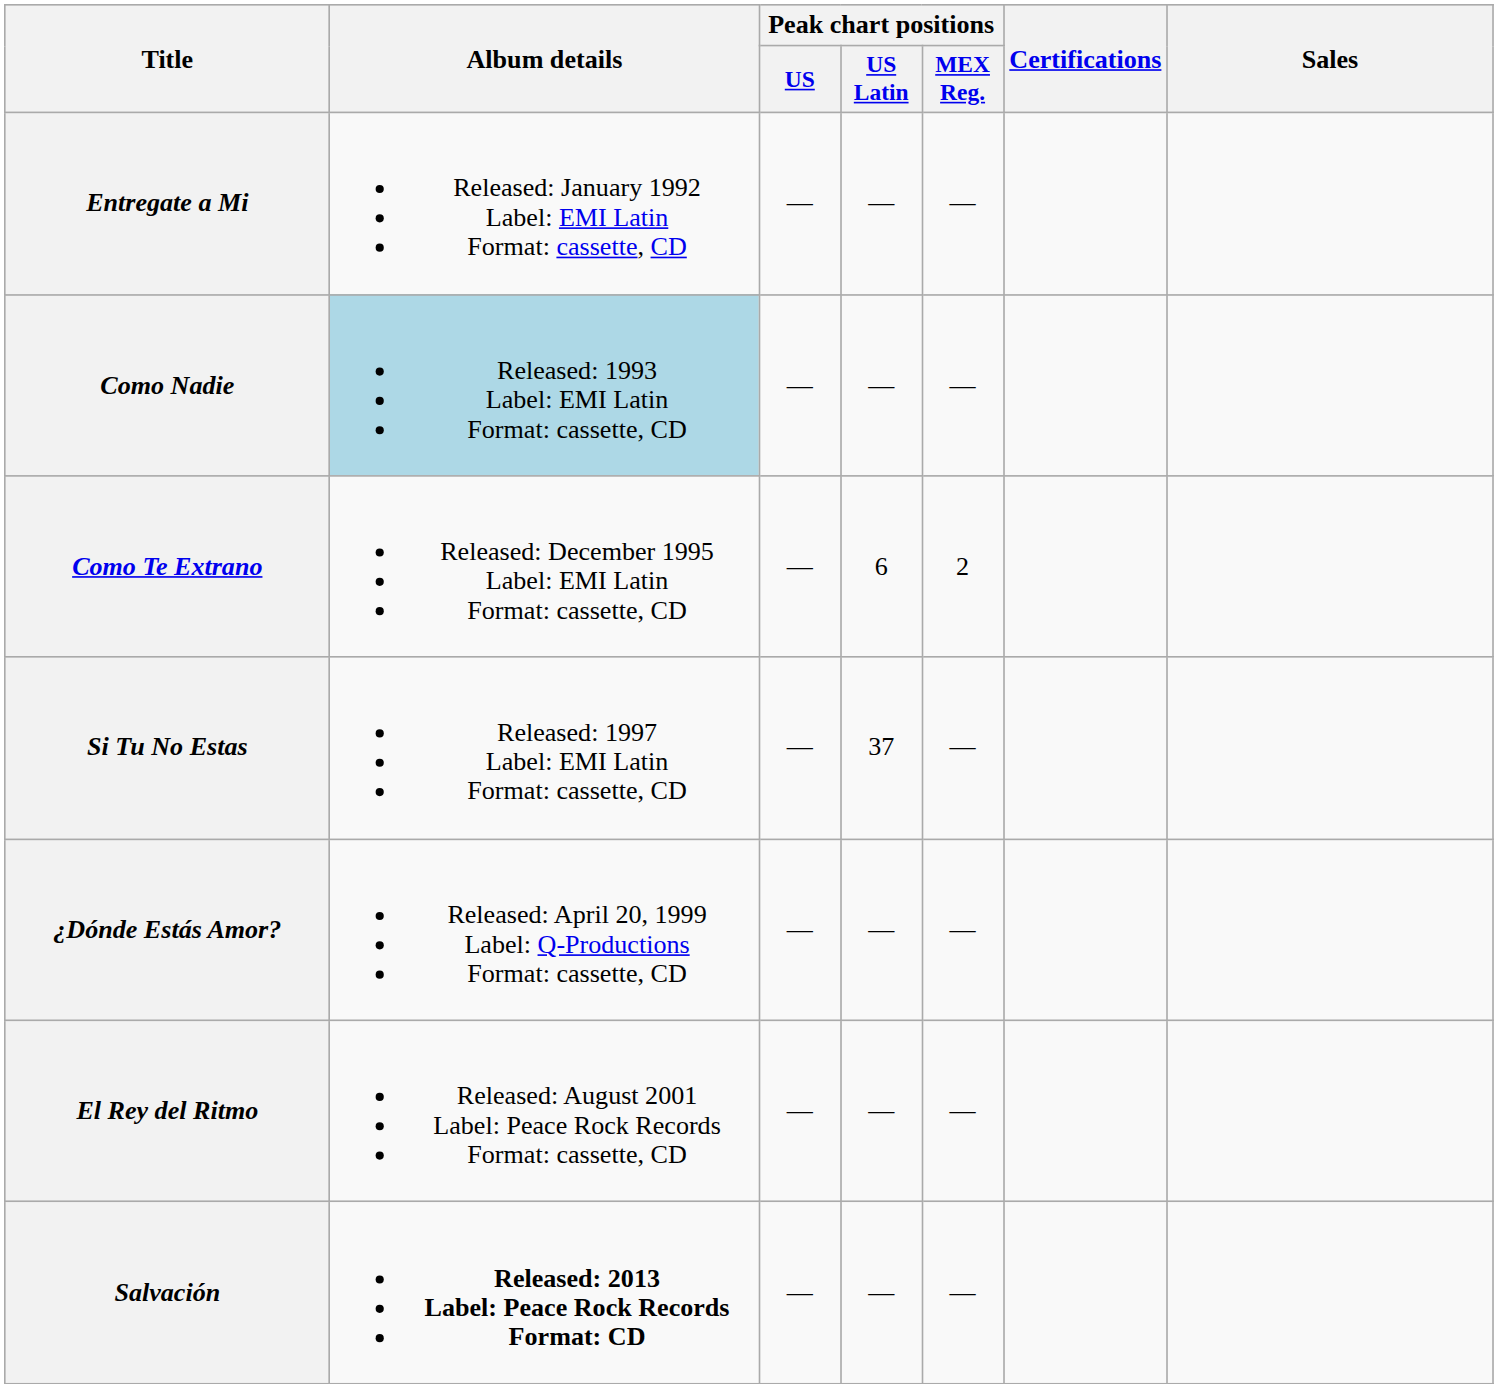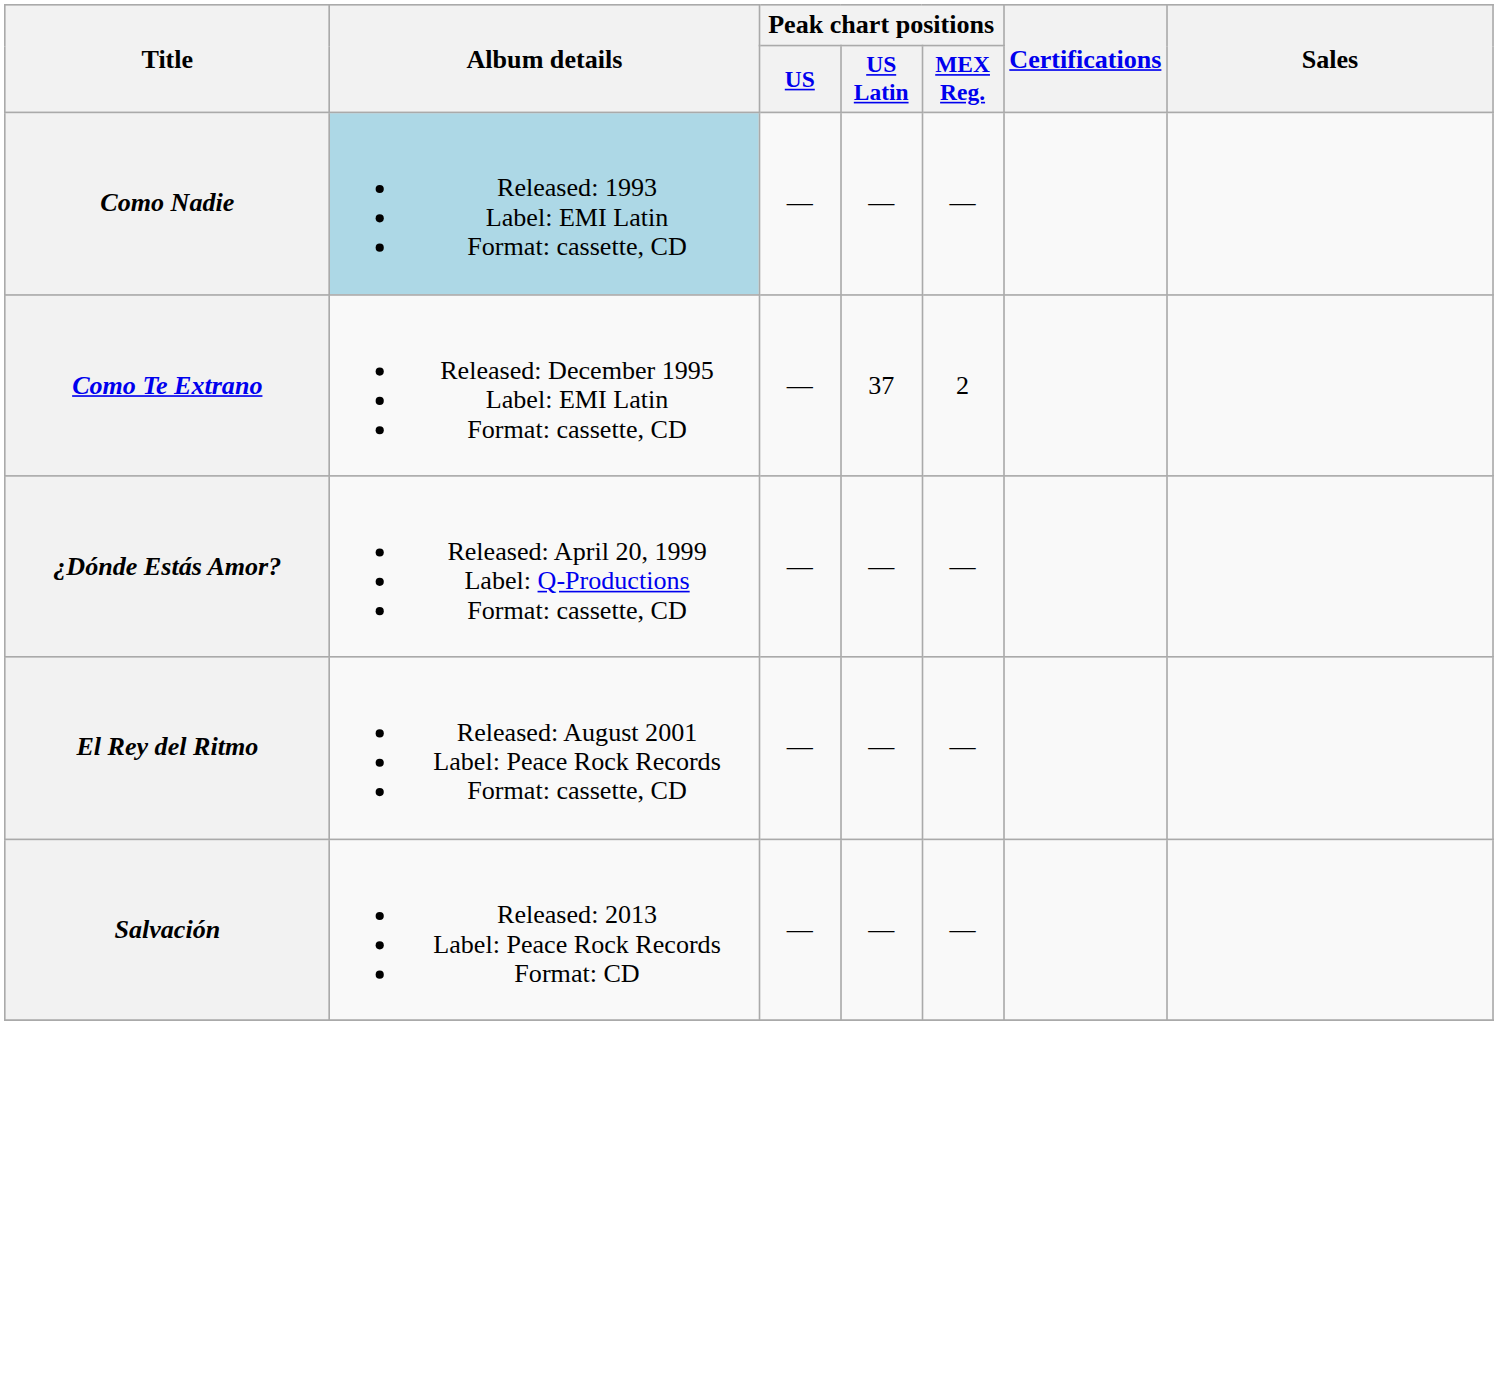- row: (167, 203)
(881, 566) 6 -> (881, 384) 37
- row: (167, 747)
(544, 1307) bold -> (544, 944) normal
